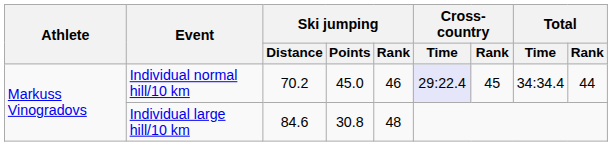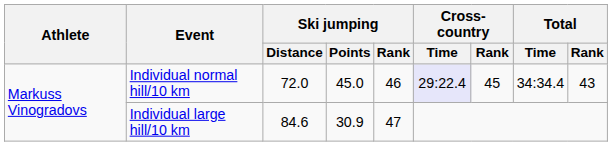(295, 84) 70.2 -> (295, 84) 72.0
(587, 84) 44 -> (587, 84) 43
(350, 122) 30.8 -> (350, 122) 30.9
(393, 122) 48 -> (393, 122) 47
